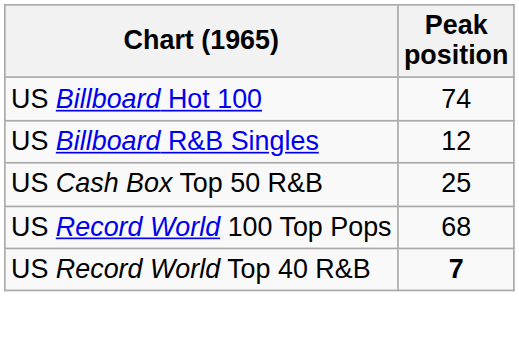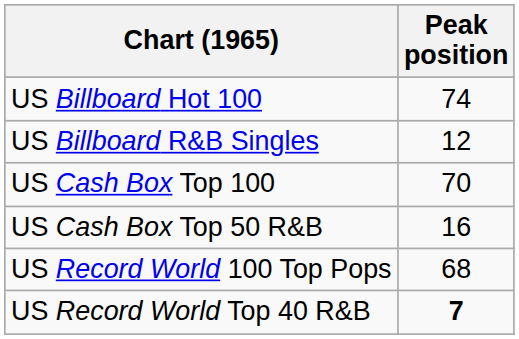+ row: (143, 183)
(456, 183) 25 -> (456, 226) 16
